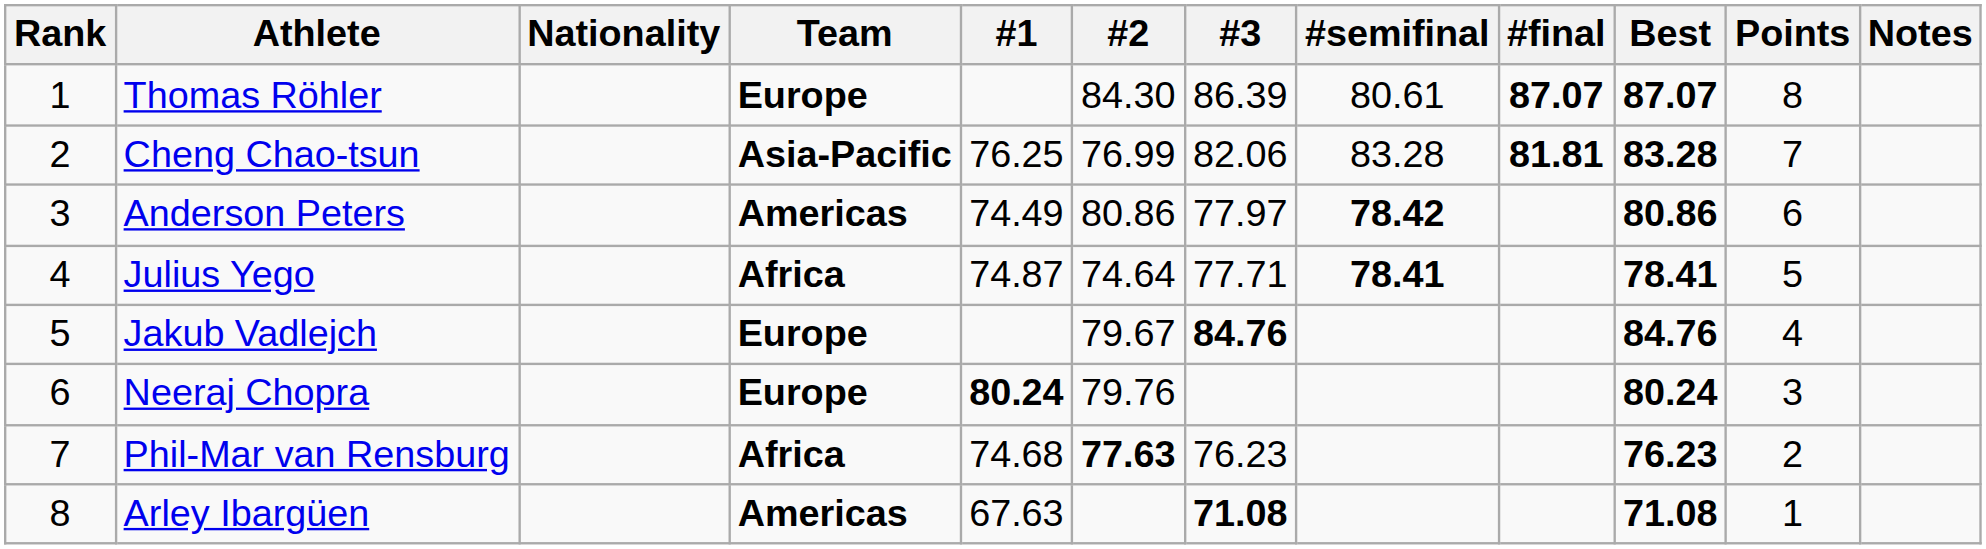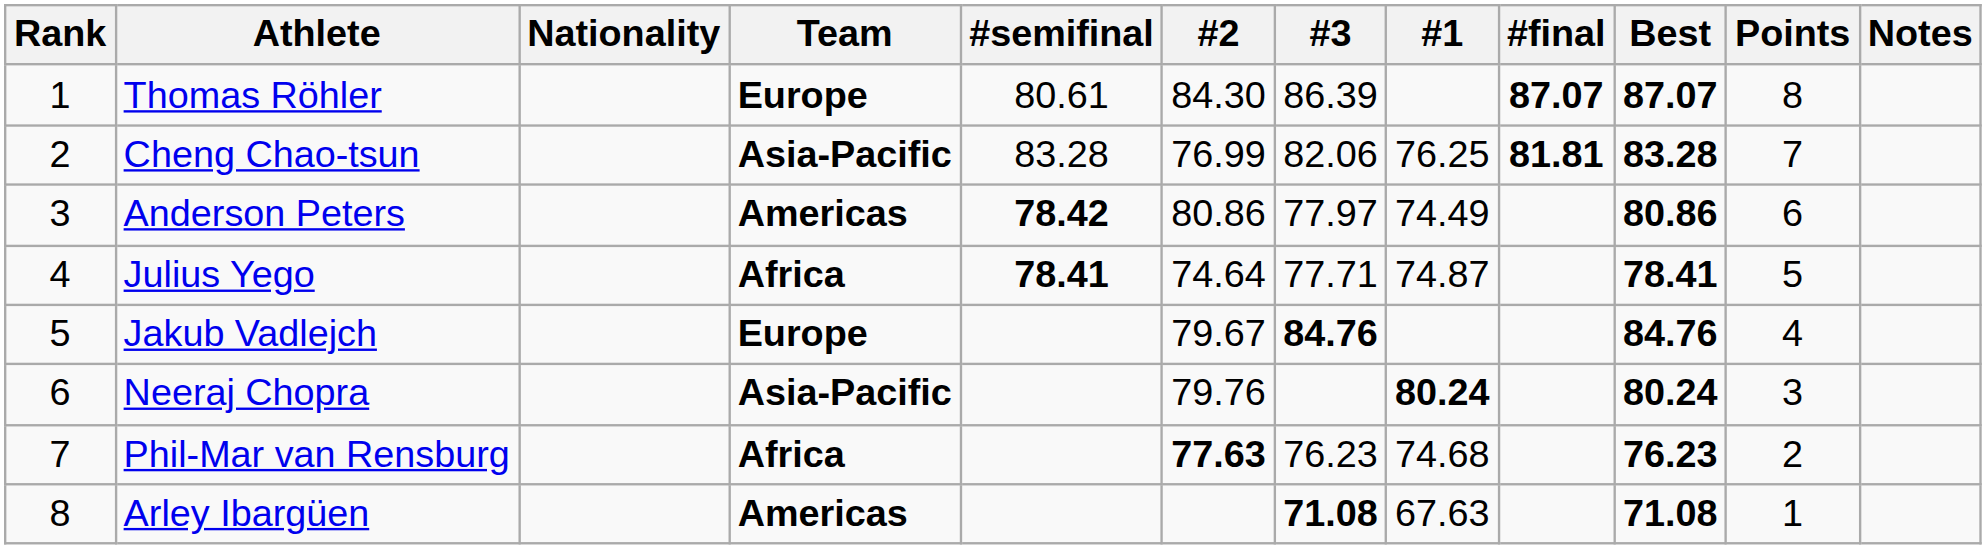columns swapped: (1016, 34) <-> (1397, 34)
(803, 393) Europe -> (845, 393) Asia-Pacific
